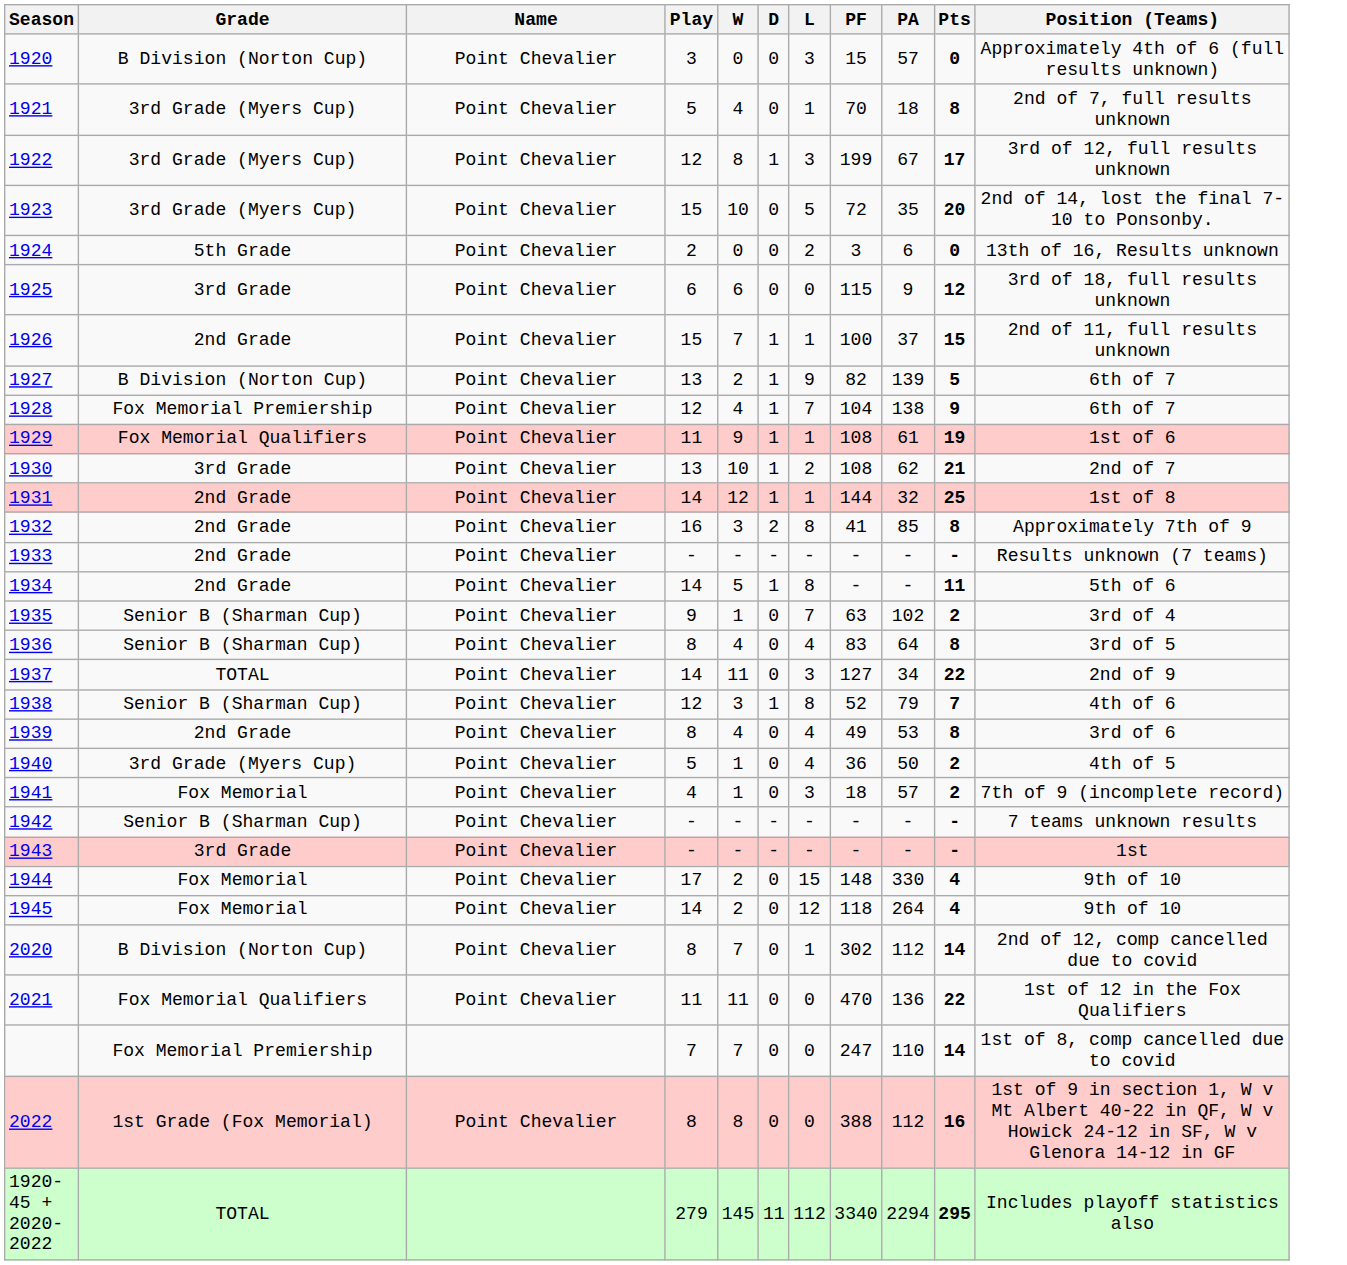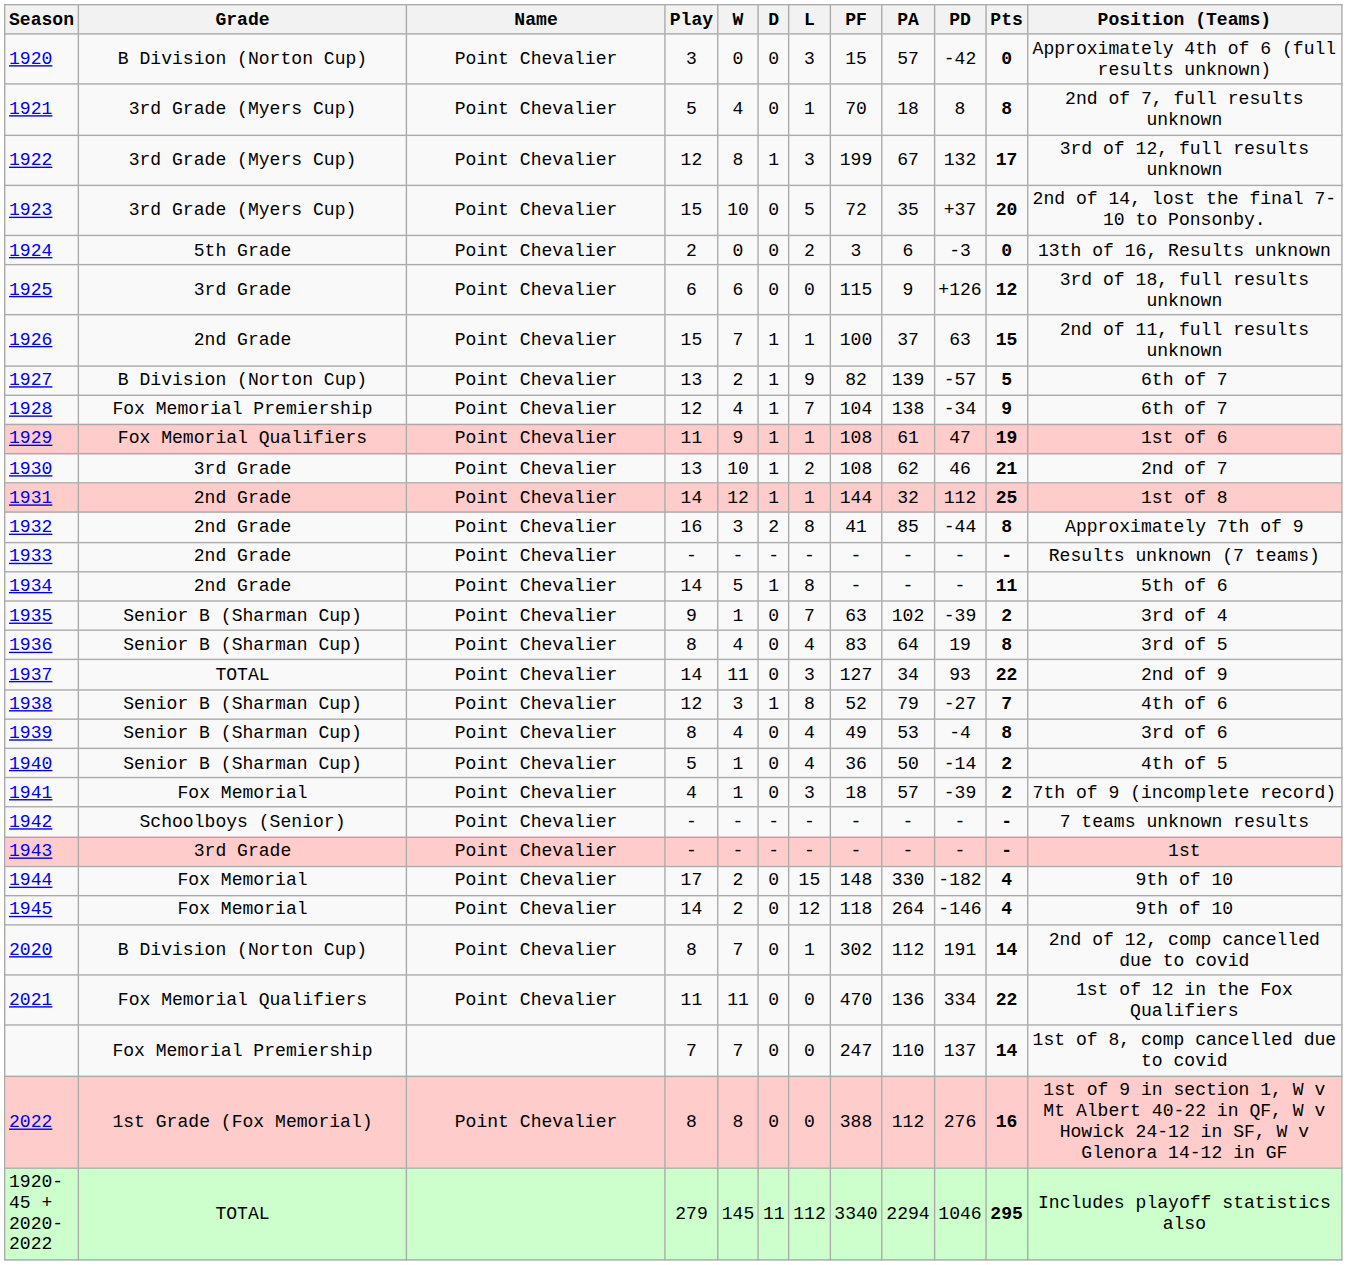+ column: (960, 19)
(243, 734) 2nd Grade -> (243, 734) Senior B (Sharman Cup)
(243, 763) 3rd Grade (Myers Cup) -> (243, 763) Senior B (Sharman Cup)
(243, 822) Senior B (Sharman Cup) -> (243, 822) Schoolboys (Senior)
